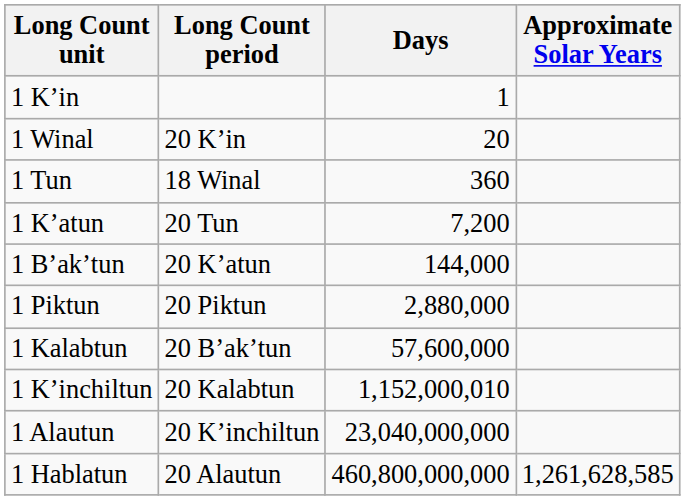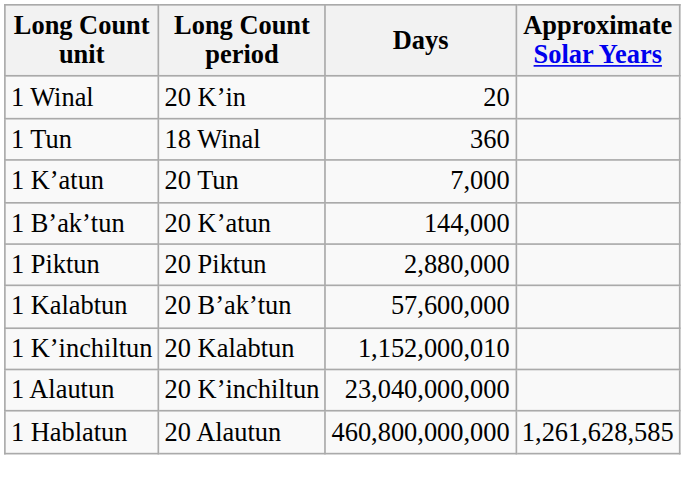- row: (45, 97)
(480, 222) 7,200 -> (480, 180) 7,000
